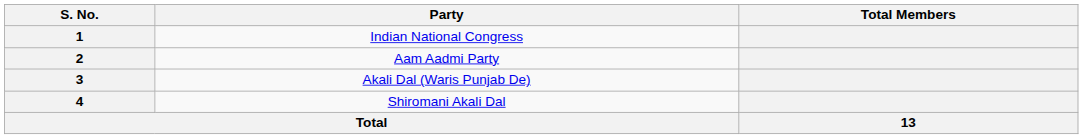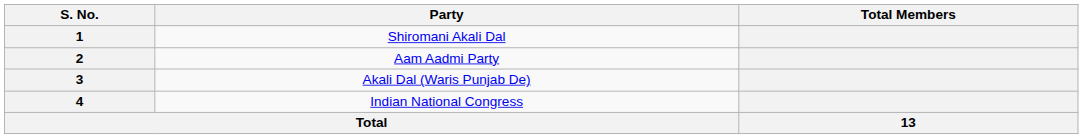(447, 36) Indian National Congress -> (447, 36) Shiromani Akali Dal
(447, 101) Shiromani Akali Dal -> (447, 101) Indian National Congress
